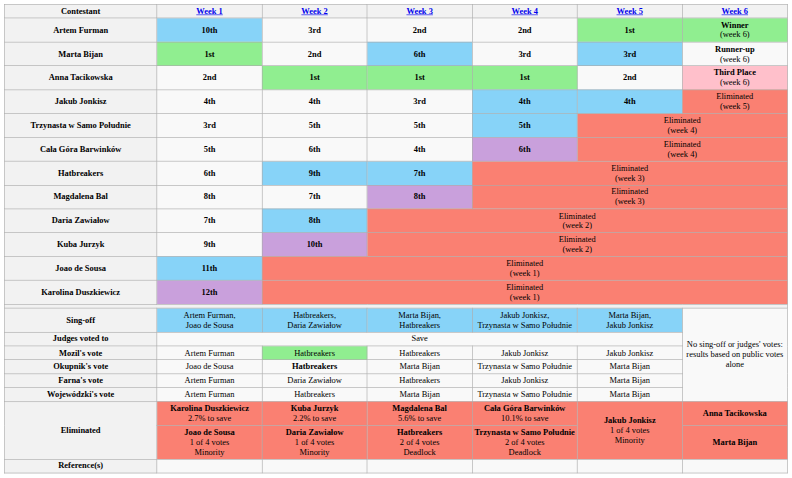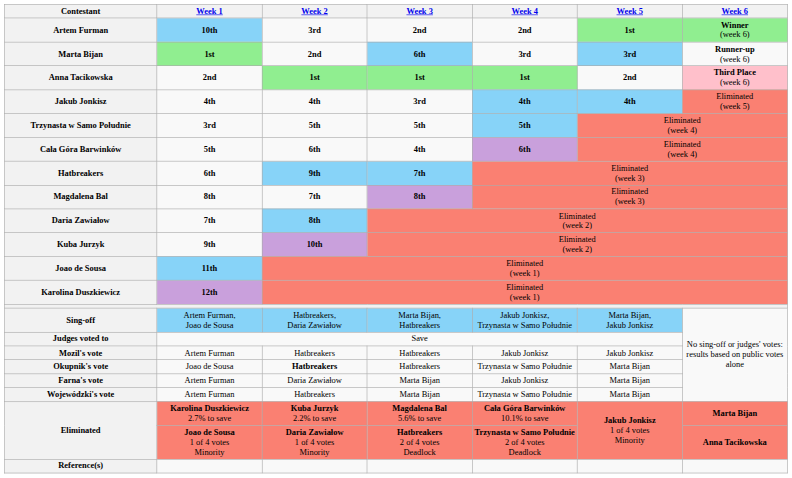(315, 352) lightgreen background -> (315, 352) no background
(420, 366) Marta Bijan -> (420, 366) Hatbreakers
(420, 380) Hatbreakers -> (420, 380) Marta Bijan
(735, 413) Anna Tacikowska -> (735, 413) Marta Bijan
(735, 442) Marta Bijan -> (735, 442) Anna Tacikowska
